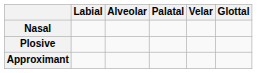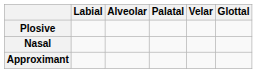rows swapped: (38, 44) <-> (38, 28)
